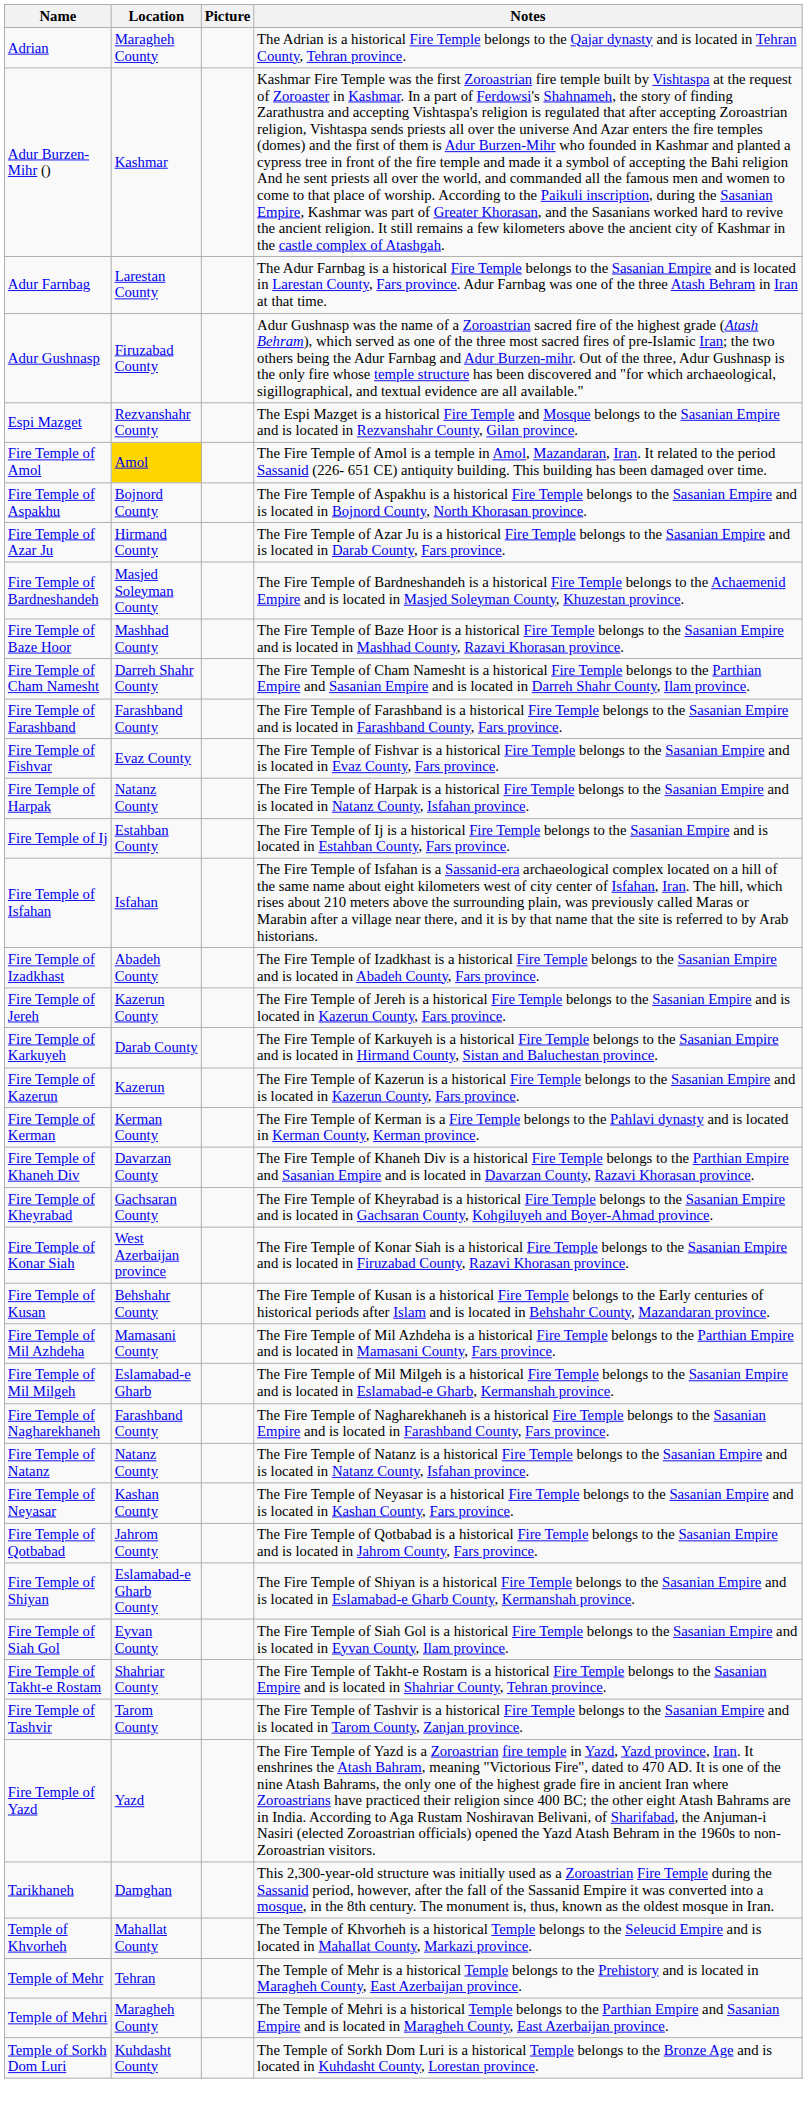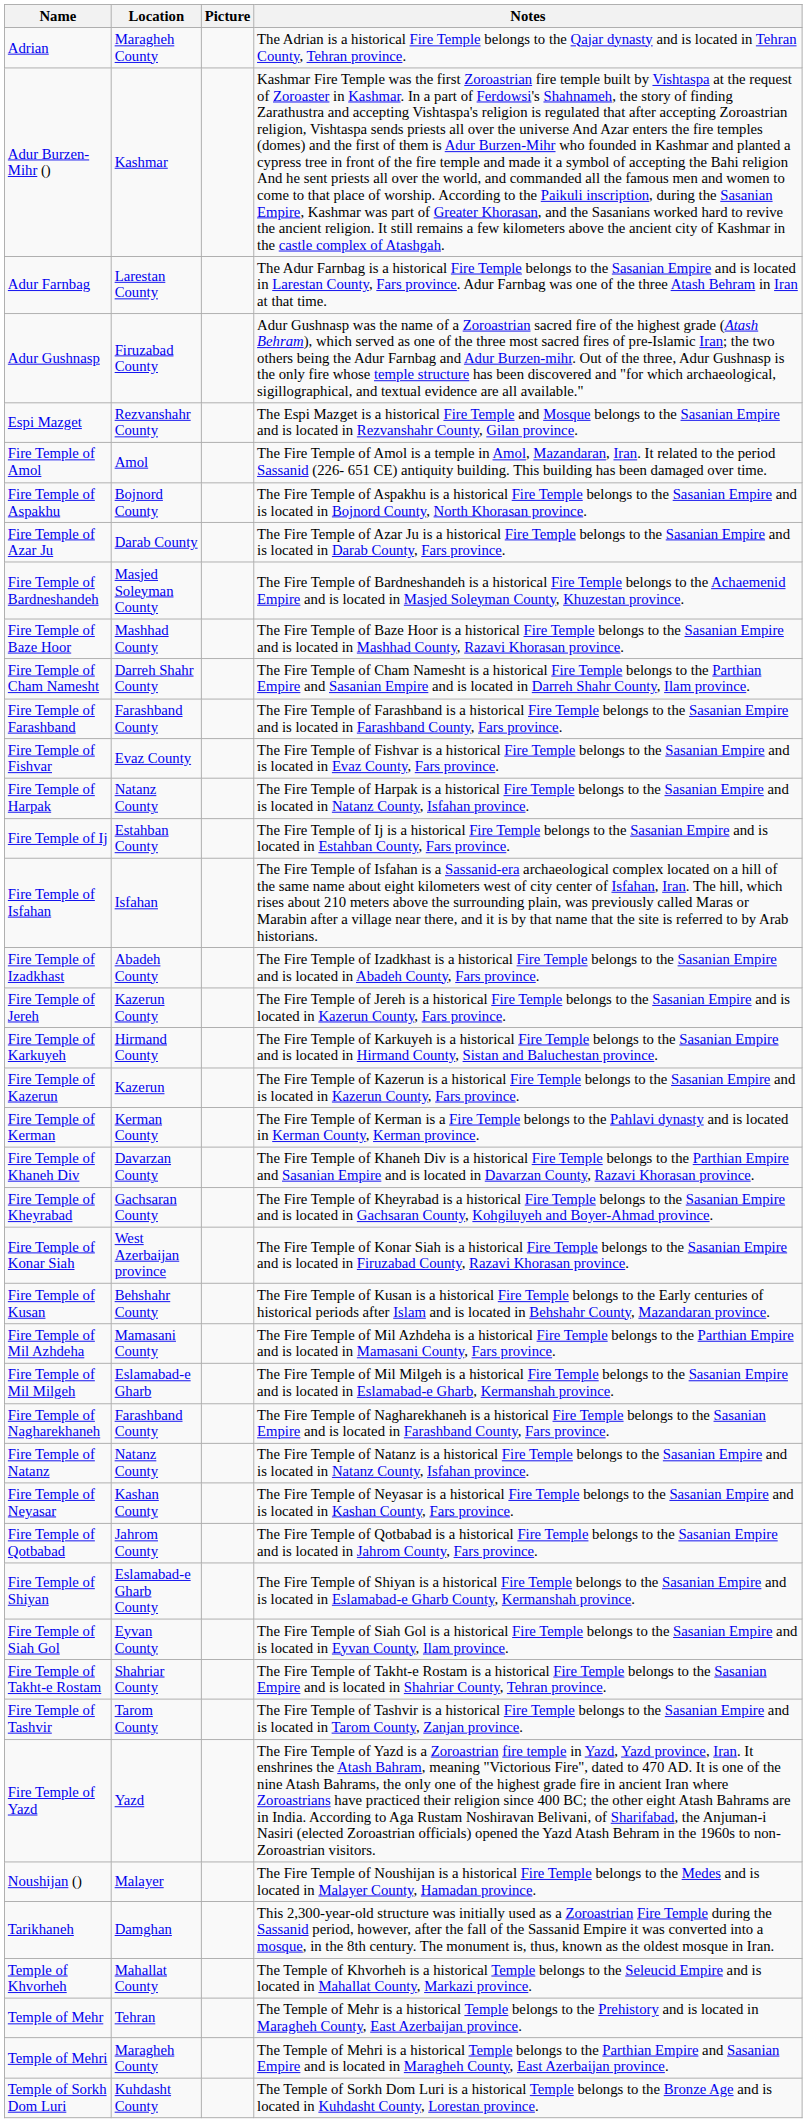(131, 462) gold background -> (131, 462) no background
(141, 542) Hirmand County -> (156, 542) Darab County
(156, 1047) Darab County -> (141, 1047) Hirmand County
+ row: (45, 1881)
